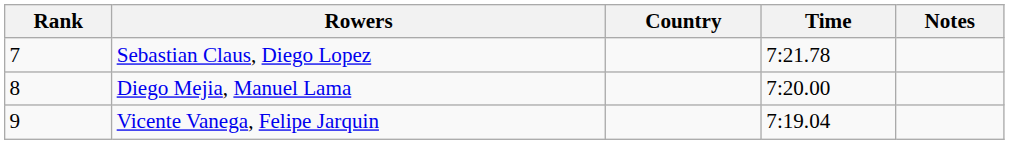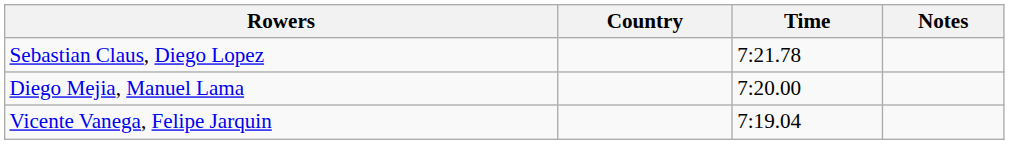- column: (58, 21)
